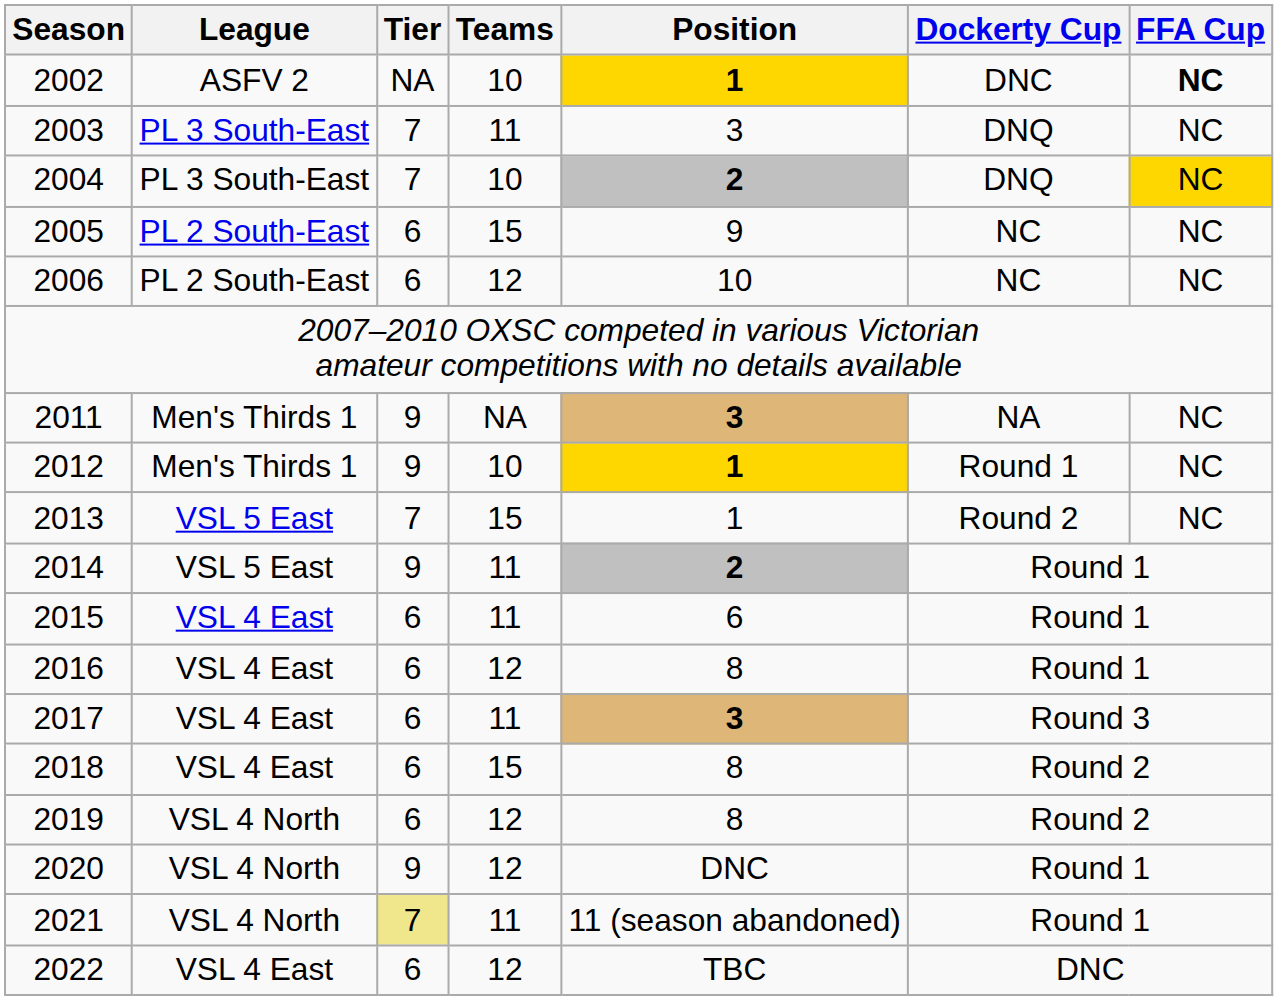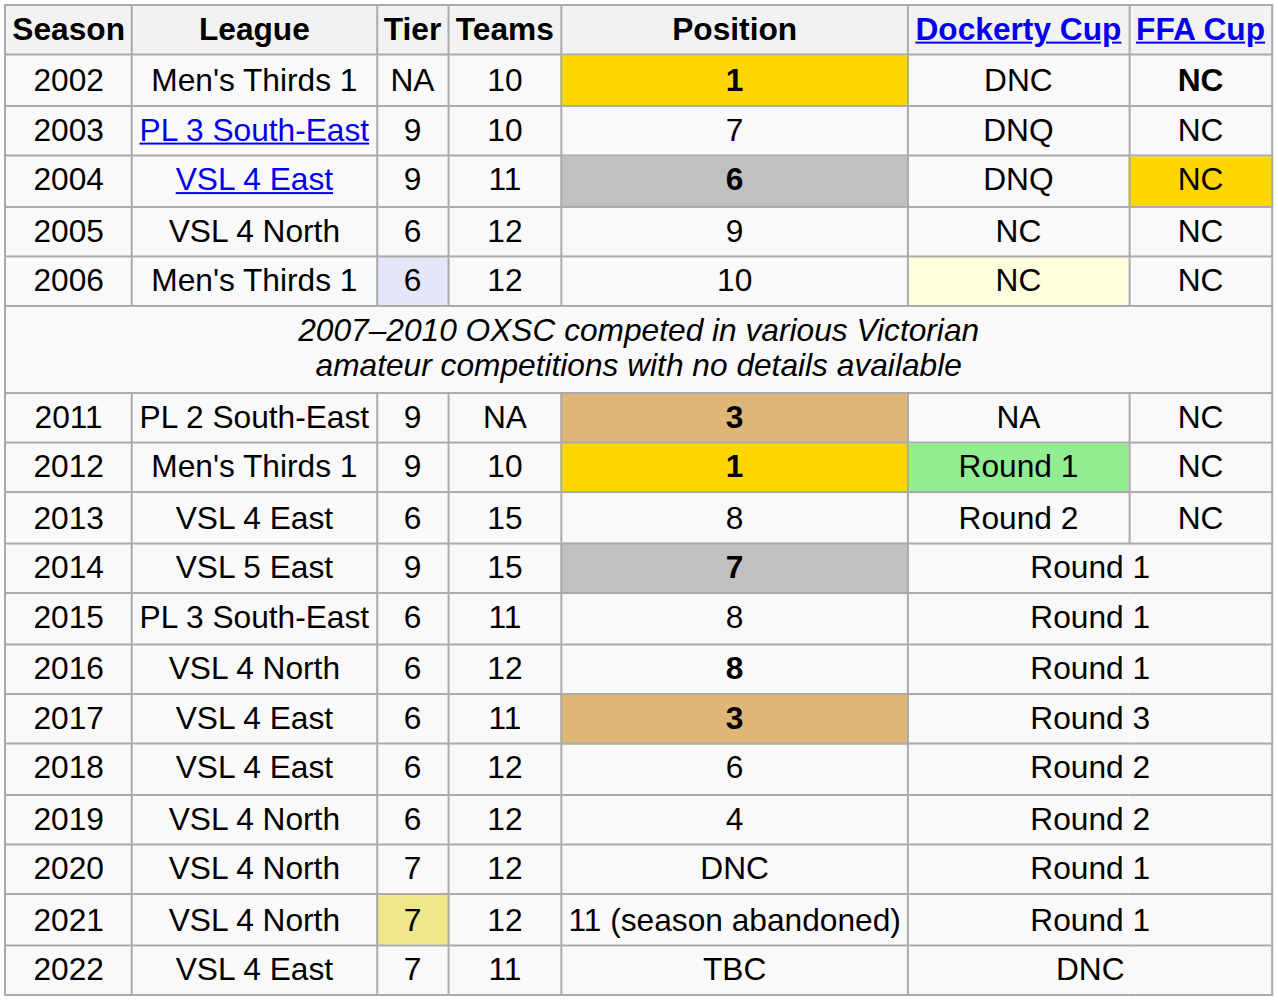(254, 79) ASFV 2 -> (254, 79) Men's Thirds 1
(412, 130) 7 -> (412, 130) 9
(505, 130) 11 -> (505, 130) 10
(735, 130) 3 -> (735, 130) 7
(254, 180) PL 3 South-East -> (254, 180) VSL 4 East
(412, 180) 7 -> (412, 180) 9
(505, 180) 10 -> (505, 180) 11
(735, 180) 2 -> (735, 180) 6
(254, 230) PL 2 South-East -> (254, 230) VSL 4 North
(505, 230) 15 -> (505, 230) 12
(254, 280) PL 2 South-East -> (254, 280) Men's Thirds 1
(412, 280) no background -> (412, 280) lavender background
(1018, 280) no background -> (1018, 280) lightyellow background
(254, 416) Men's Thirds 1 -> (254, 416) PL 2 South-East
(1018, 467) no background -> (1018, 467) lightgreen background
(254, 517) VSL 5 East -> (254, 517) VSL 4 East
(412, 517) 7 -> (412, 517) 6
(735, 517) 1 -> (735, 517) 8
(505, 567) 11 -> (505, 567) 15
(735, 567) 2 -> (735, 567) 7
(254, 617) VSL 4 East -> (254, 617) PL 3 South-East
(735, 617) 6 -> (735, 617) 8
(254, 668) VSL 4 East -> (254, 668) VSL 4 North
(735, 668) normal -> (735, 668) bold
(505, 768) 15 -> (505, 768) 12
(735, 768) 8 -> (735, 768) 6
(735, 818) 8 -> (735, 818) 4
(412, 869) 9 -> (412, 869) 7
(505, 919) 11 -> (505, 919) 12
(412, 969) 6 -> (412, 969) 7
(505, 969) 12 -> (505, 969) 11
